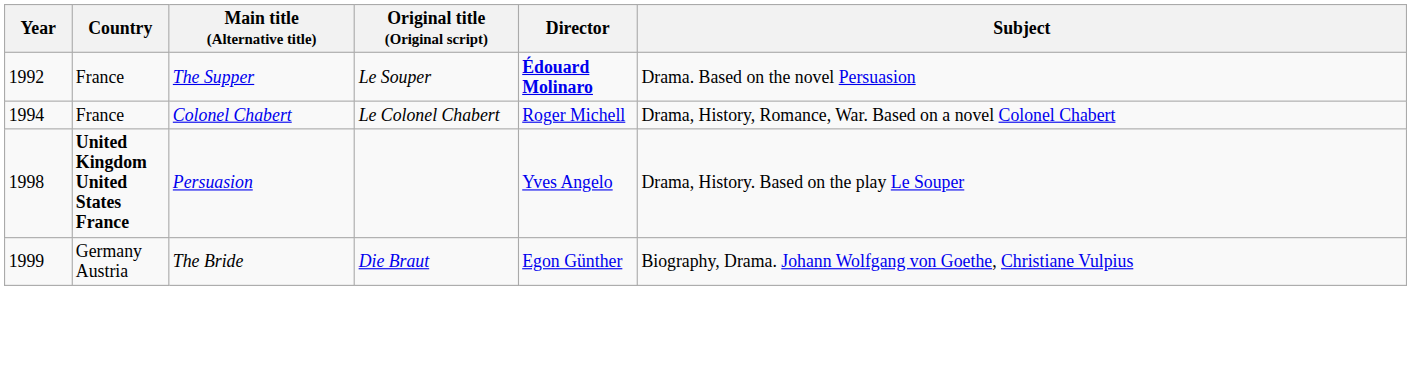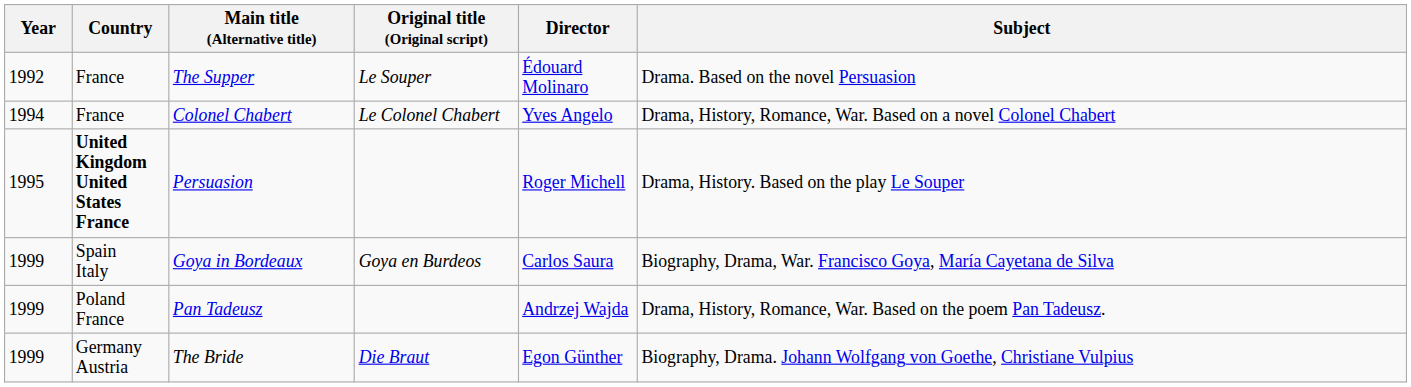(558, 76) bold -> (555, 76) normal
(574, 114) Roger Michell -> (567, 114) Yves Angelo
(26, 183) 1998 -> (26, 183) 1995
(567, 183) Yves Angelo -> (574, 183) Roger Michell
+ row: (238, 261)
+ row: (218, 309)
